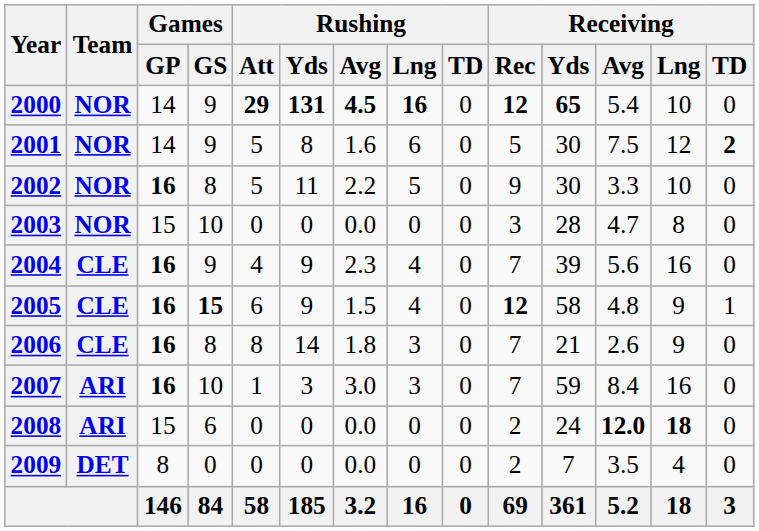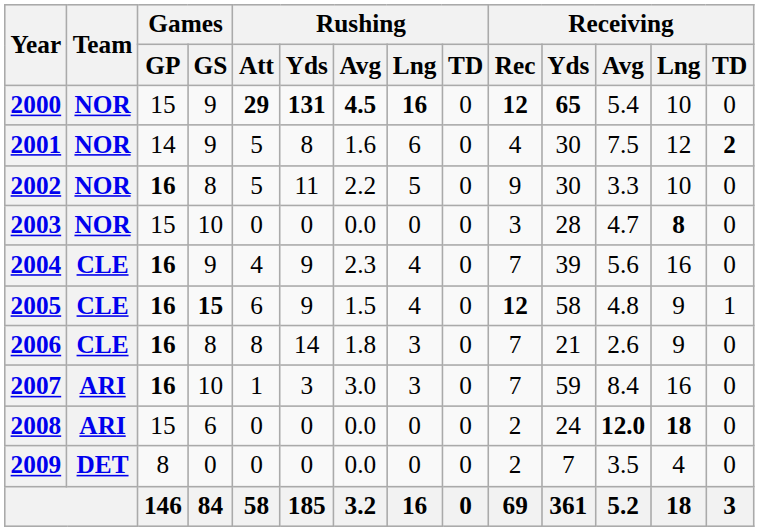(163, 104) 14 -> (163, 104) 15
(515, 144) 5 -> (515, 144) 4
(679, 225) normal -> (679, 225) bold
